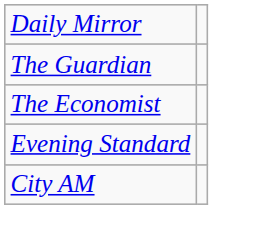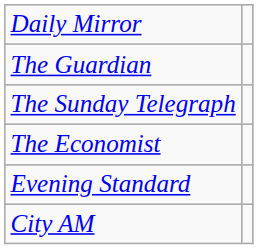+ row: (123, 104)
